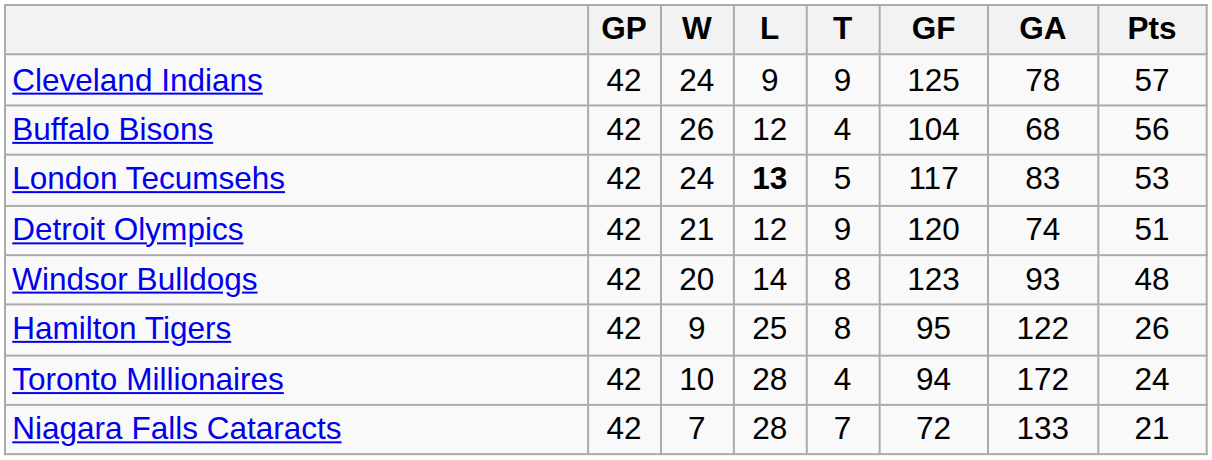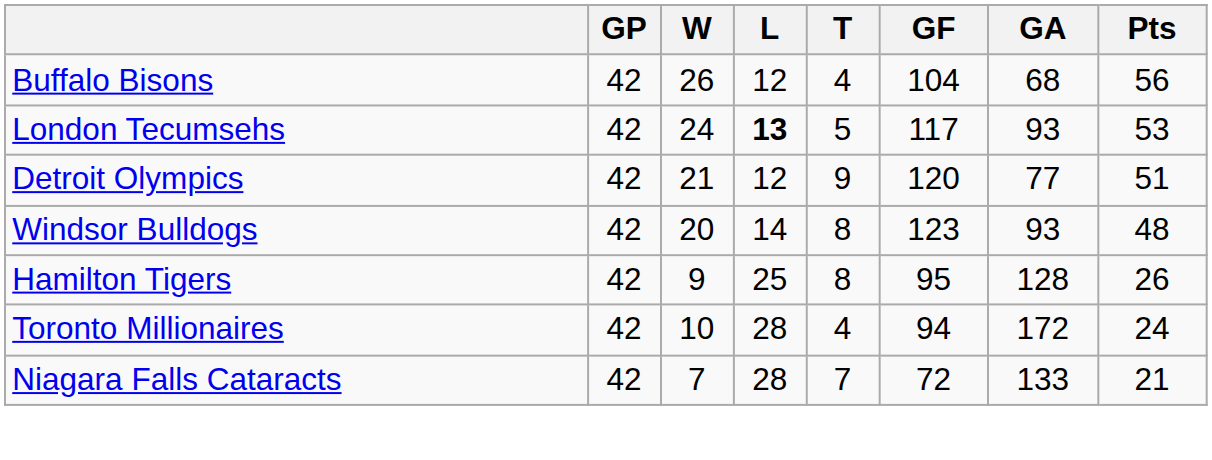- row: (138, 79)
(1043, 179) 83 -> (1043, 129) 93
(1043, 229) 74 -> (1043, 179) 77
(1043, 329) 122 -> (1043, 279) 128
